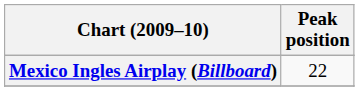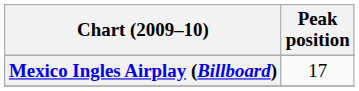(318, 70) 22 -> (318, 70) 17
